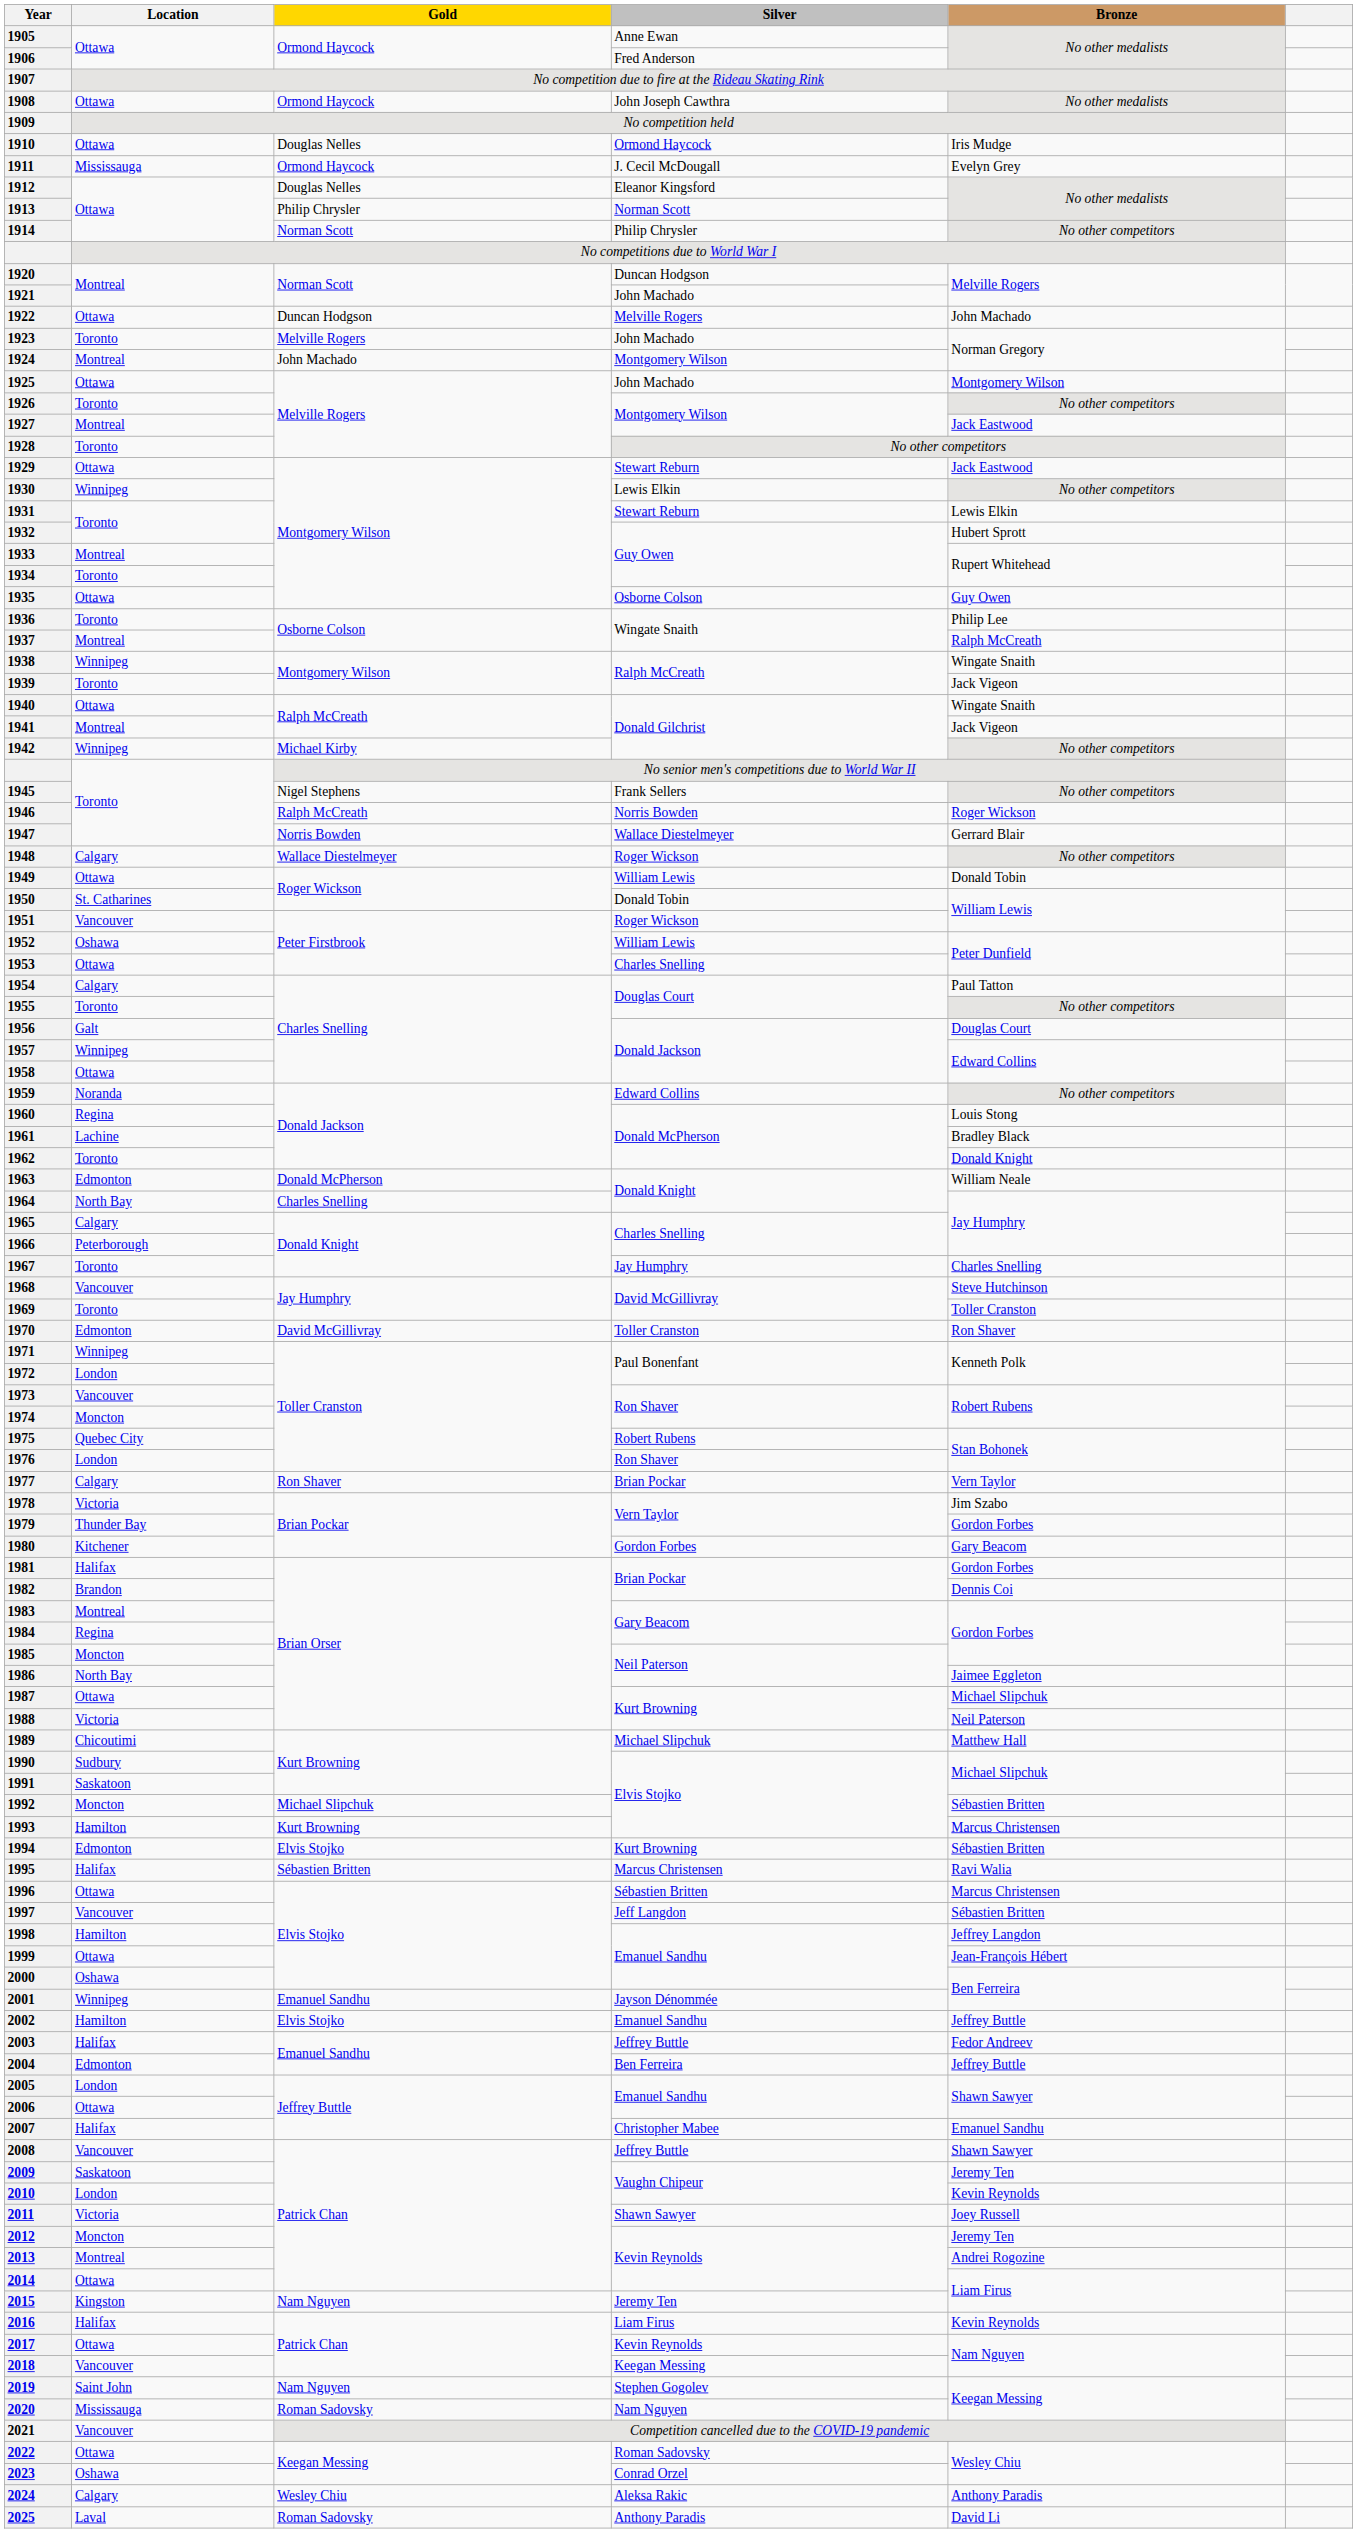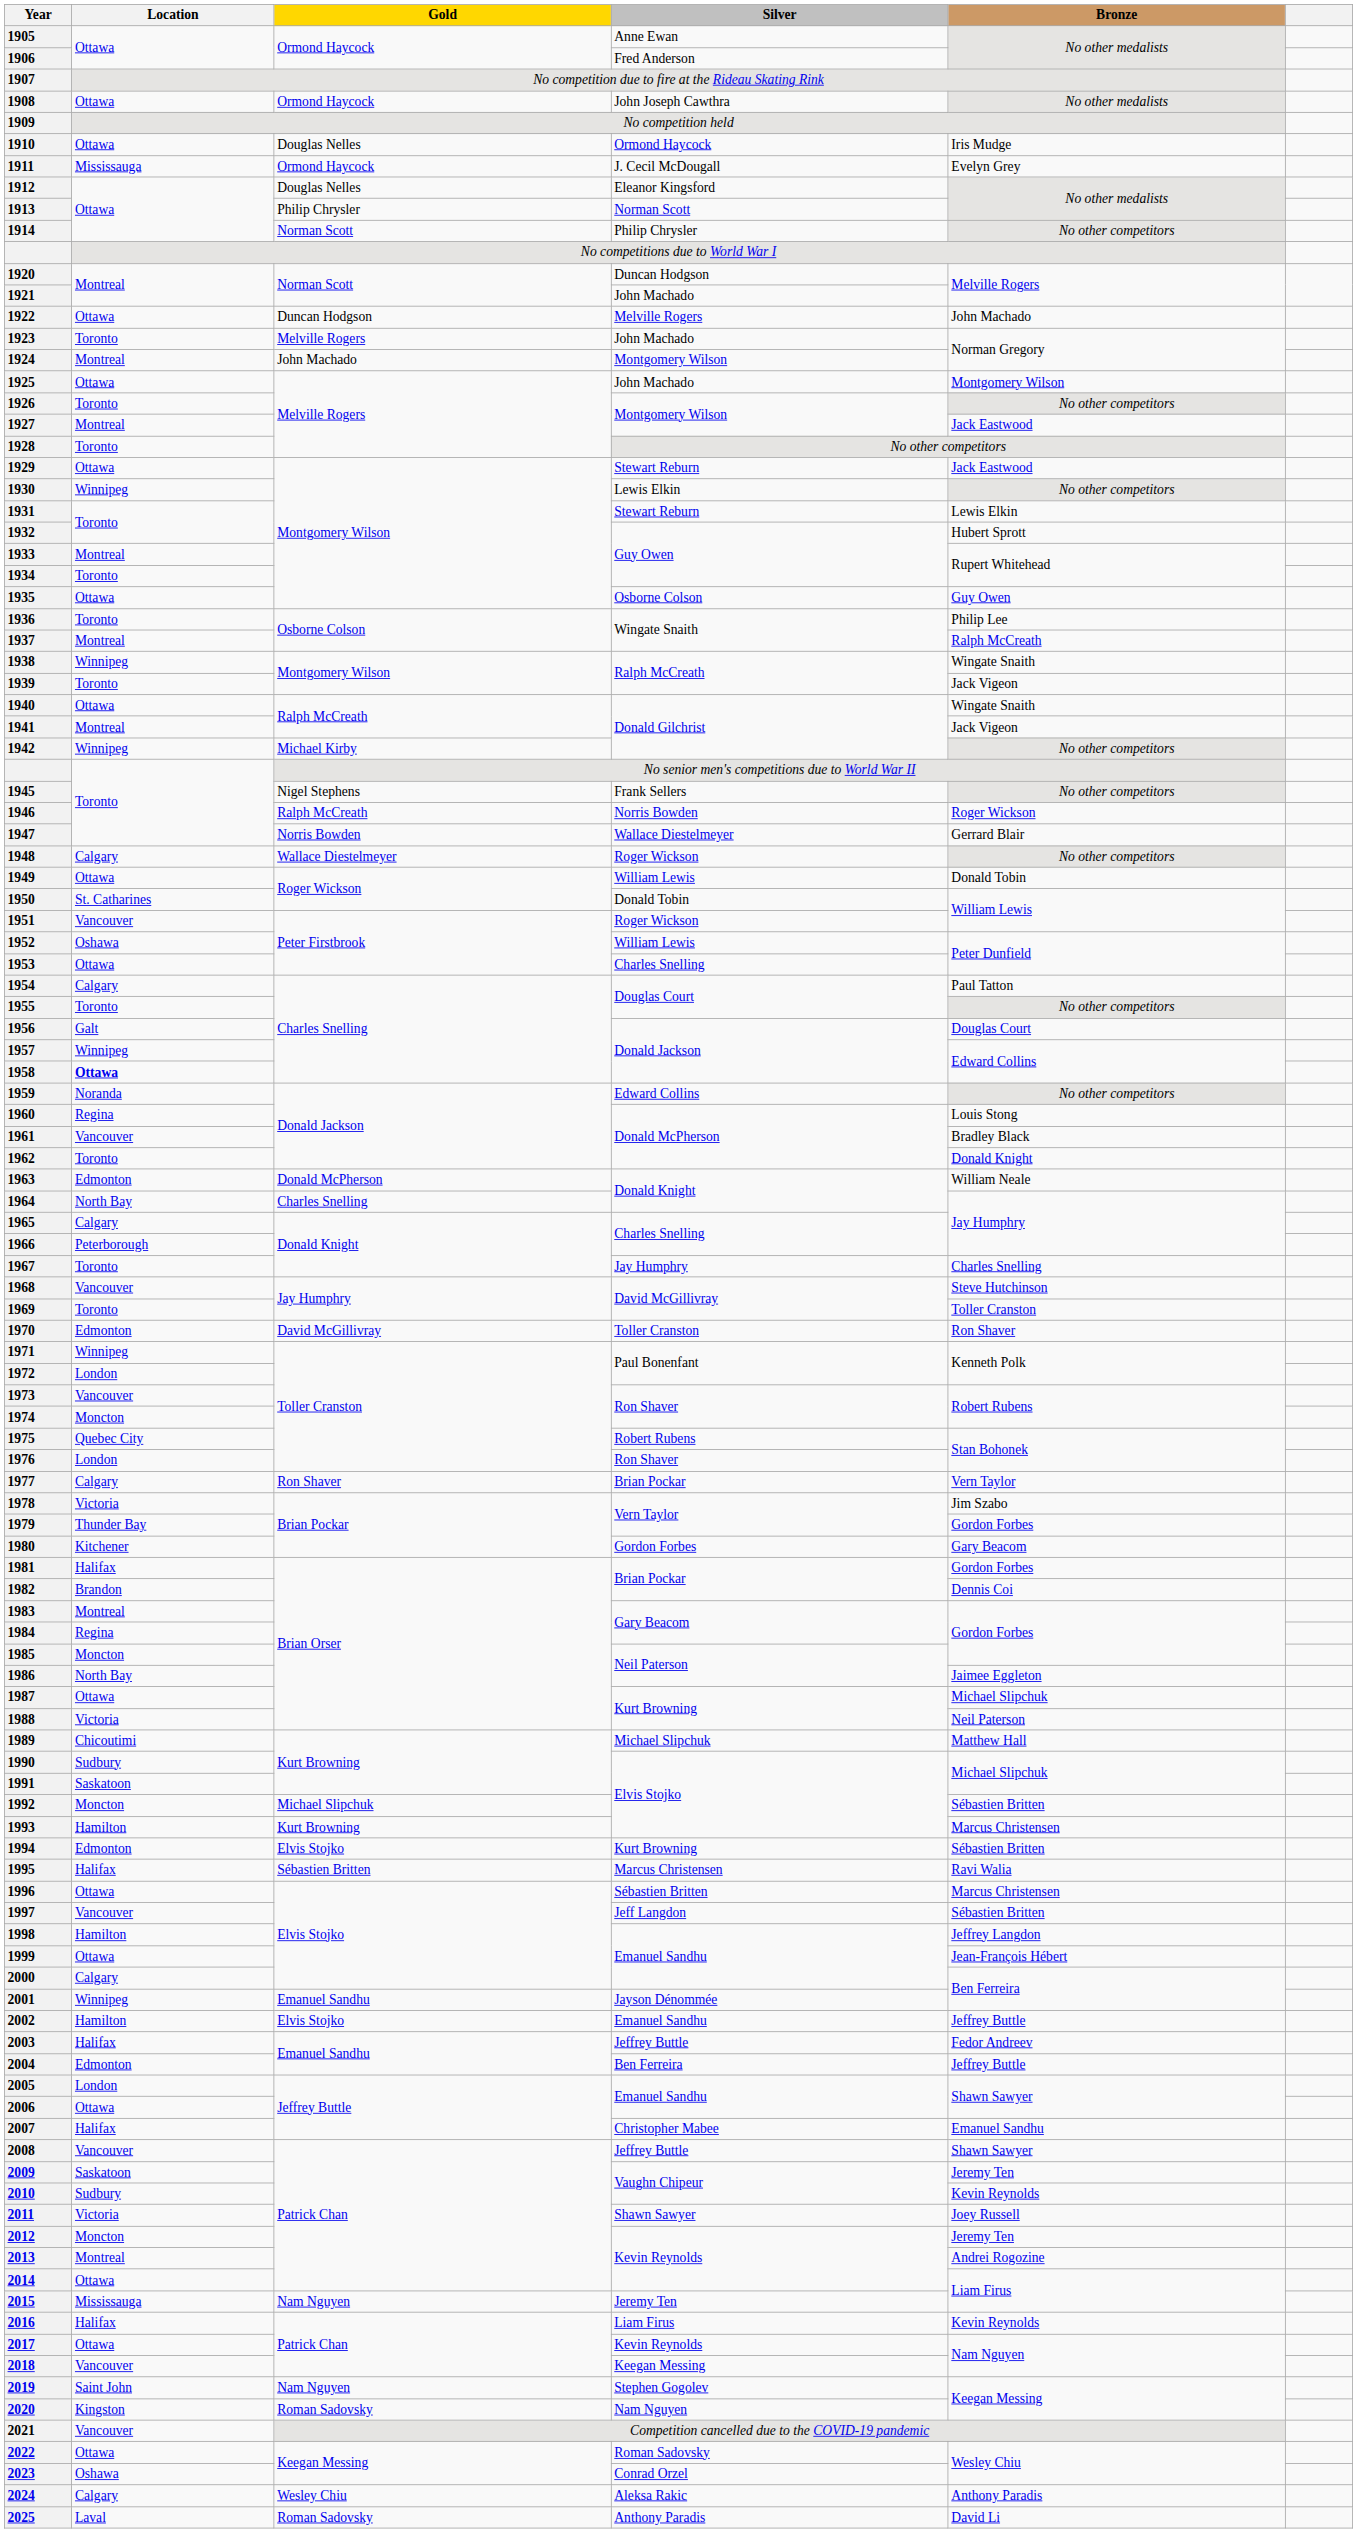(95, 1072) normal -> (96, 1072) bold
(97, 1136) Lachine -> (104, 1136) Vancouver
(97, 1978) Oshawa -> (96, 1978) Calgary
(96, 2193) London -> (98, 2193) Sudbury
(100, 2301) Kingston -> (108, 2301) Mississauga
(108, 2409) Mississauga -> (100, 2409) Kingston
